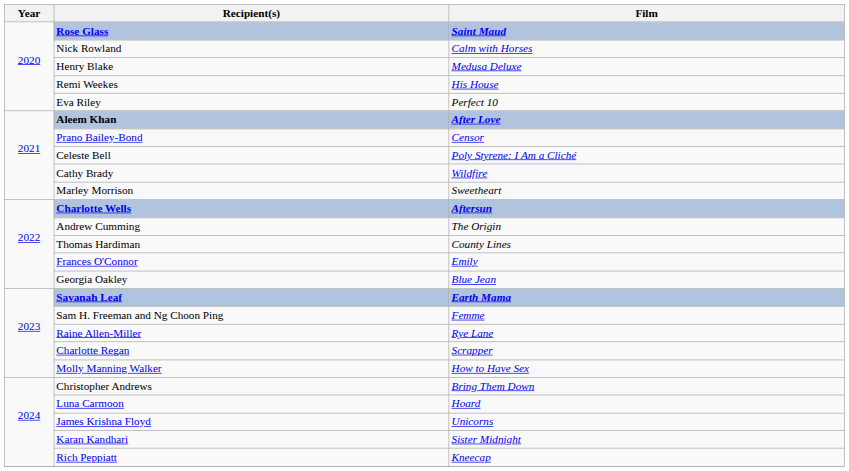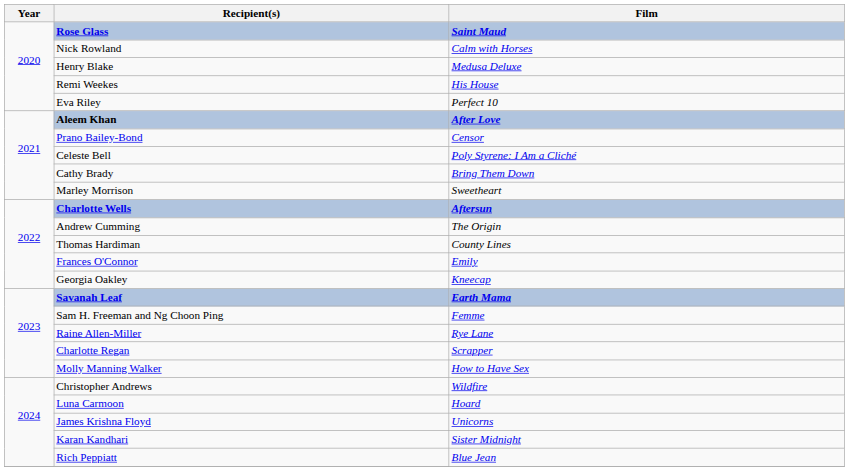(469, 173) Wildfire -> (493, 173) Bring Them Down
(474, 279) Blue Jean -> (471, 279) Kneecap
(493, 386) Bring Them Down -> (469, 386) Wildfire
(471, 457) Kneecap -> (474, 457) Blue Jean
